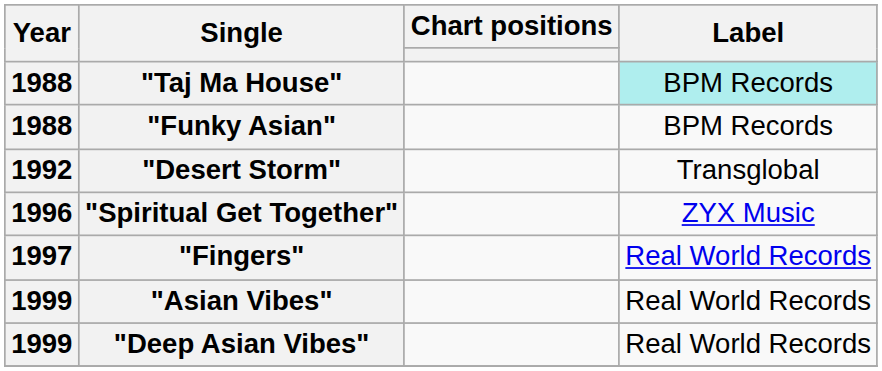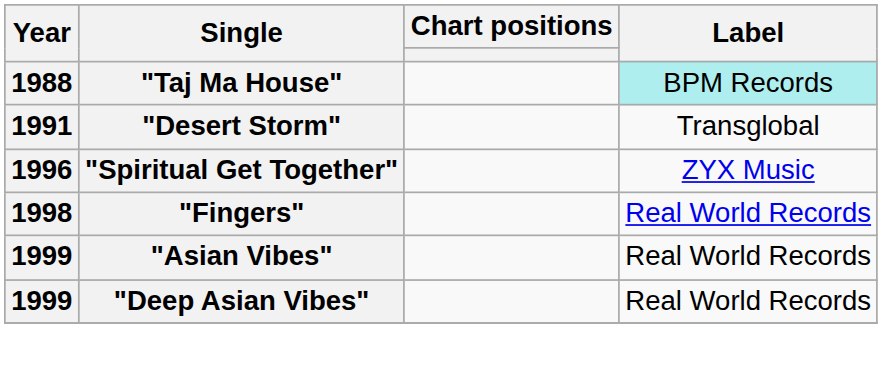- row: (242, 126)
(42, 169) 1992 -> (42, 126) 1991
(42, 257) 1997 -> (42, 213) 1998
